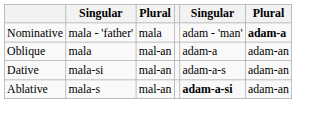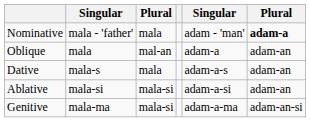(86, 70) mala-si -> (84, 70) mala-s
(155, 70) mal-an -> (150, 70) mala
(84, 88) mala-s -> (86, 88) mala-si
(155, 88) mal-an -> (156, 88) mala-si
(207, 88) bold -> (208, 88) normal
+ row: (27, 107)
